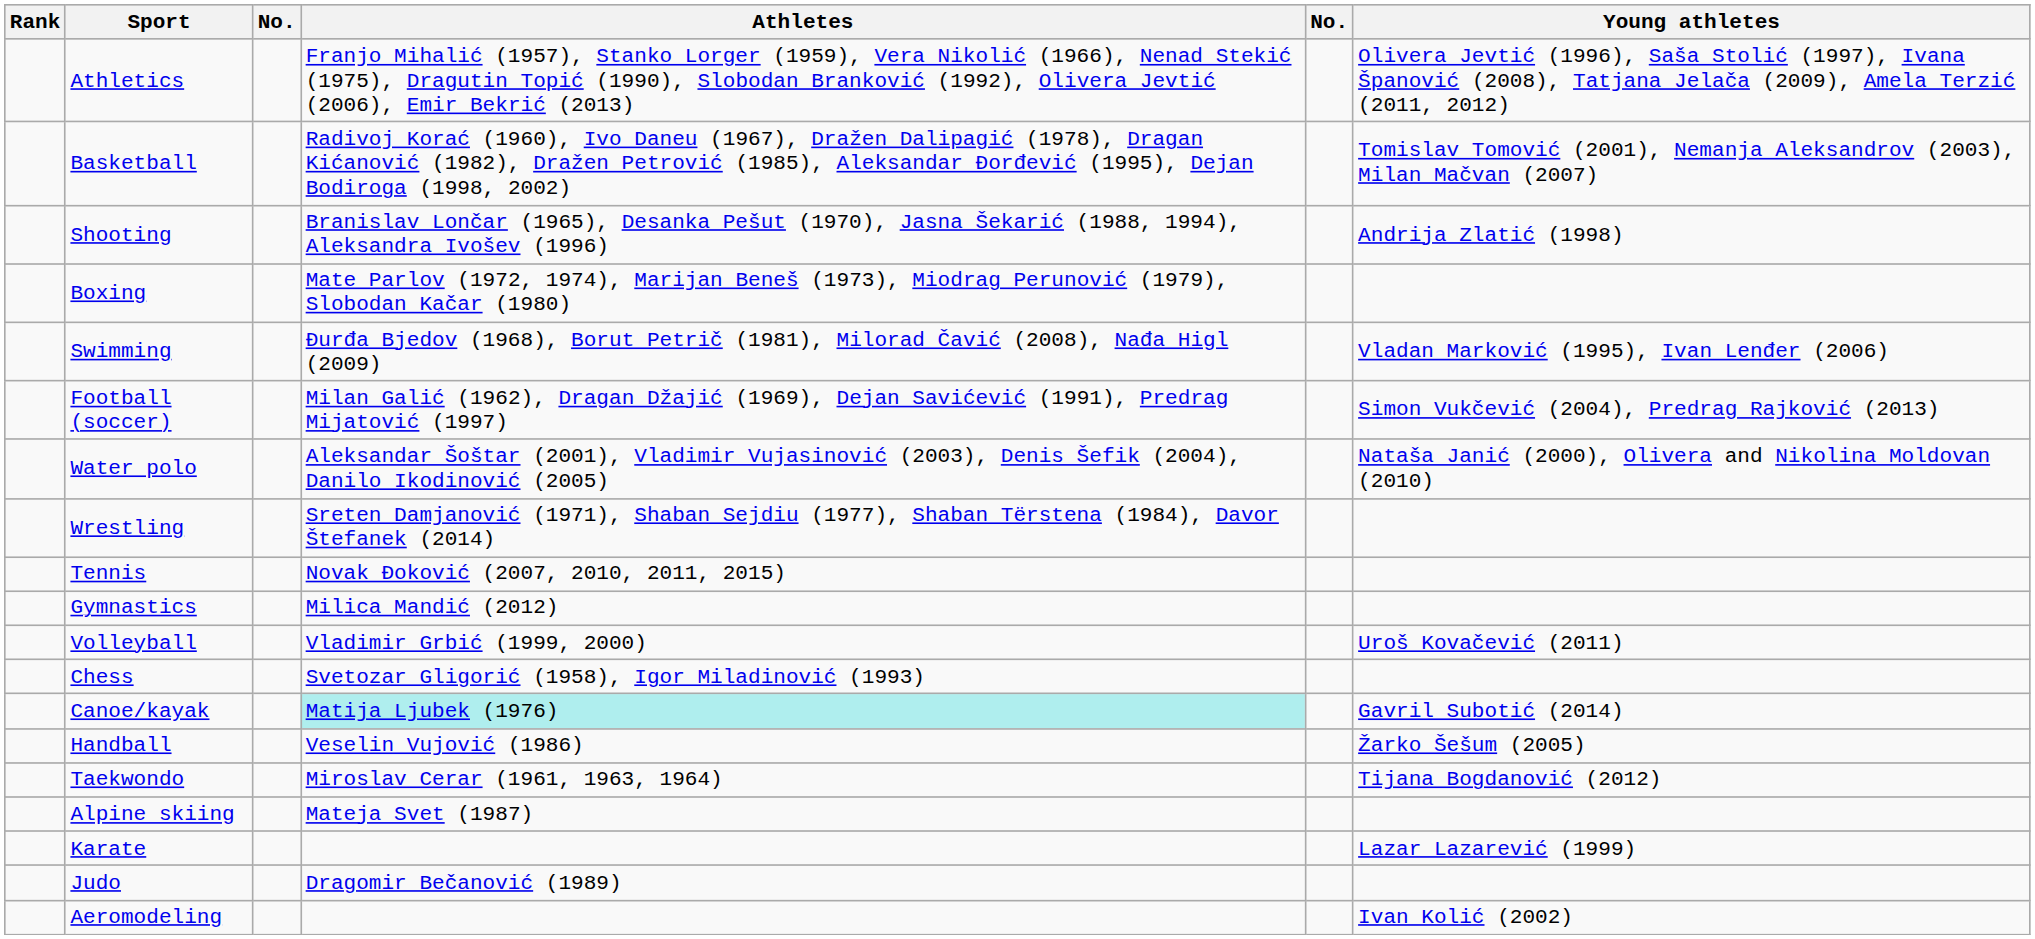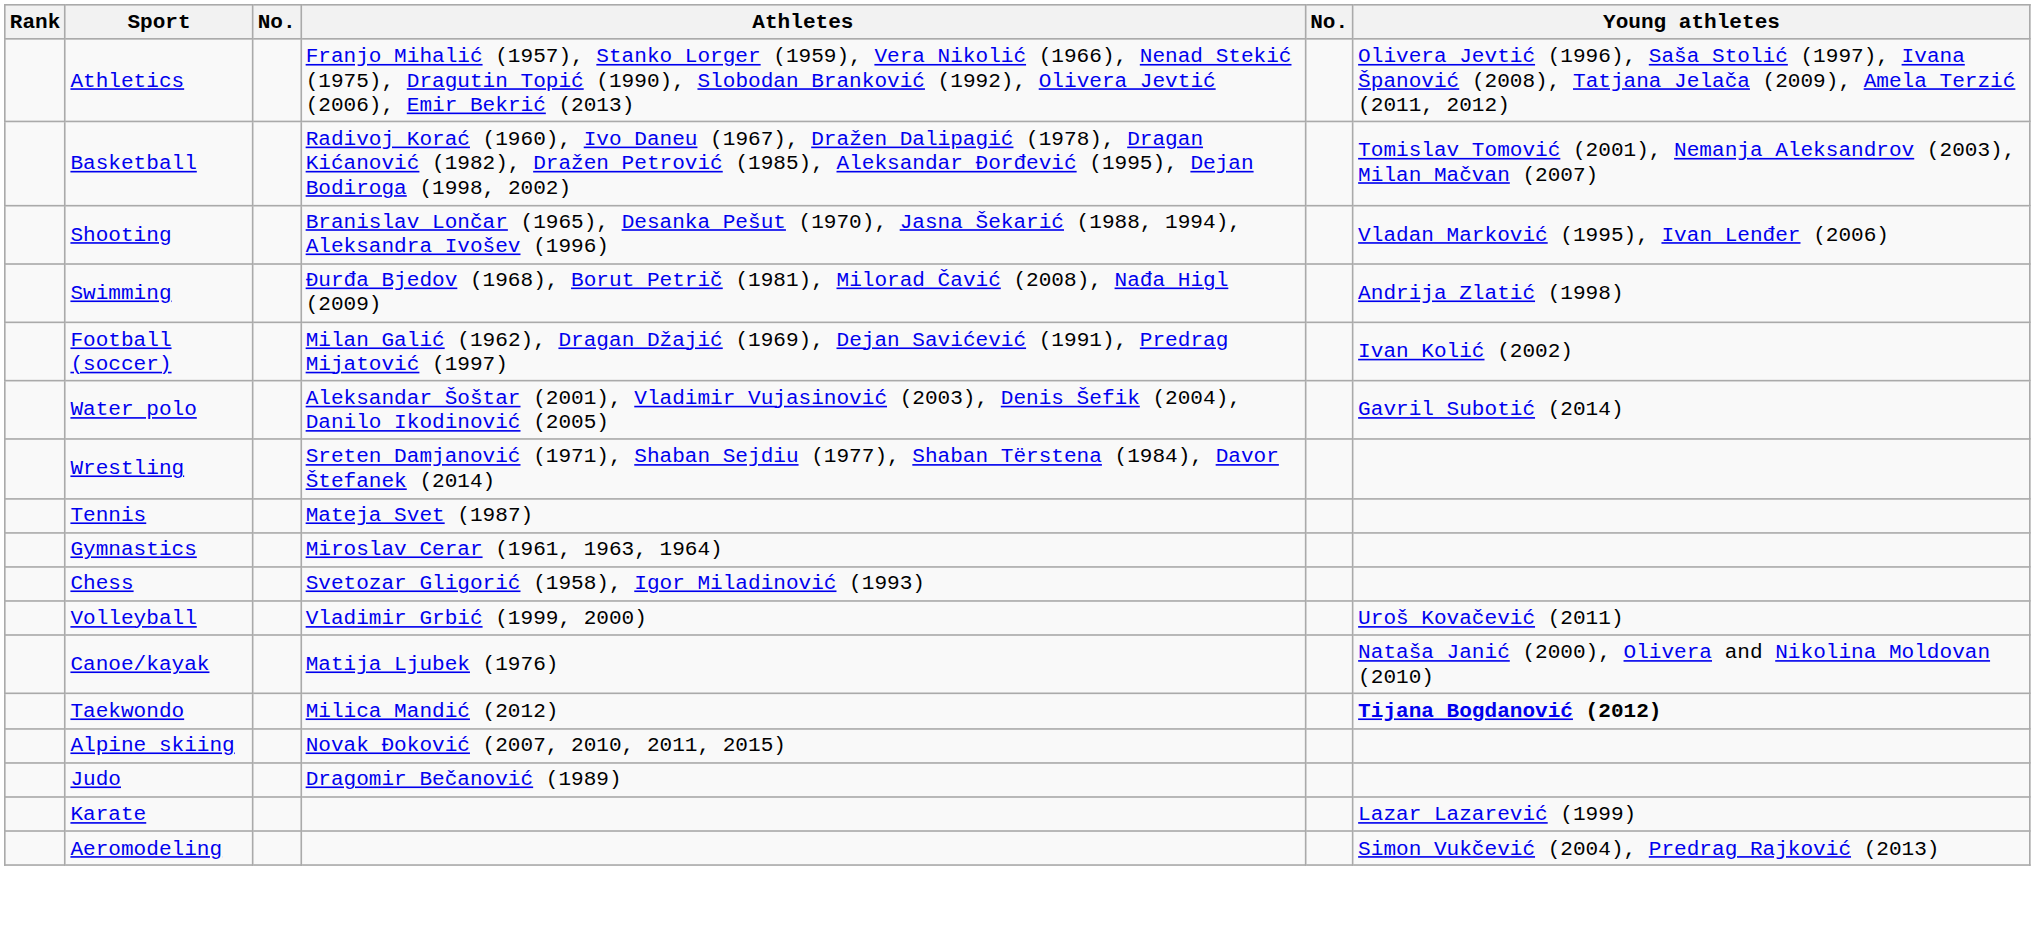(1491, 234) Andrija Zlatić (1998) -> (1624, 234) Vladan Marković (1995), Ivan Lenđer (2006)
- row: (108, 293)
(1624, 352) Vladan Marković (1995), Ivan Lenđer (2006) -> (1491, 293) Andrija Zlatić (1998)
(1649, 410) Simon Vukčević (2004), Predrag Rajković (2013) -> (1466, 352) Ivan Kolić (2002)
(1674, 469) Nataša Janić (2000), Olivera and Nikolina Moldovan (2010) -> (1491, 410) Gavril Subotić (2014)
(546, 574) Novak Đoković (2007, 2010, 2011, 2015) -> (419, 515) Mateja Svet (1987)
(432, 608) Milica Mandić (2012) -> (514, 550) Miroslav Cerar (1961, 1963, 1964)
rows swapped: (134, 643) <-> (102, 677)
(432, 711) paleturquoise background -> (432, 665) no background
(1491, 711) Gavril Subotić (2014) -> (1674, 665) Nataša Janić (2000), Olivera and Nikolina Moldovan (2010)
- row: (121, 746)
(514, 780) Miroslav Cerar (1961, 1963, 1964) -> (432, 711) Milica Mandić (2012)
(1510, 780) normal -> (1510, 711) bold
(419, 814) Mateja Svet (1987) -> (546, 746) Novak Đoković (2007, 2010, 2011, 2015)
rows swapped: (96, 883) <-> (108, 848)
(1466, 917) Ivan Kolić (2002) -> (1649, 848) Simon Vukčević (2004), Predrag Rajković (2013)
